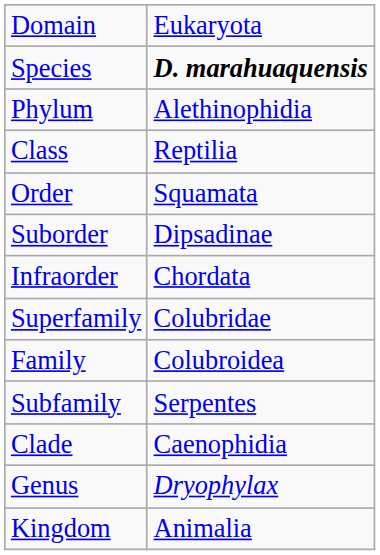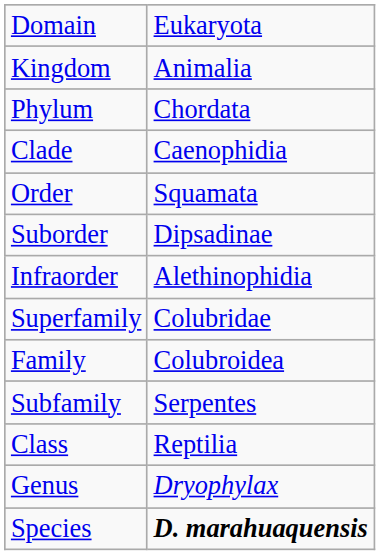rows swapped: (61, 527) <-> (51, 67)
(233, 109) Alethinophidia -> (202, 109) Chordata
rows swapped: (40, 151) <-> (42, 444)
(202, 276) Chordata -> (233, 276) Alethinophidia
